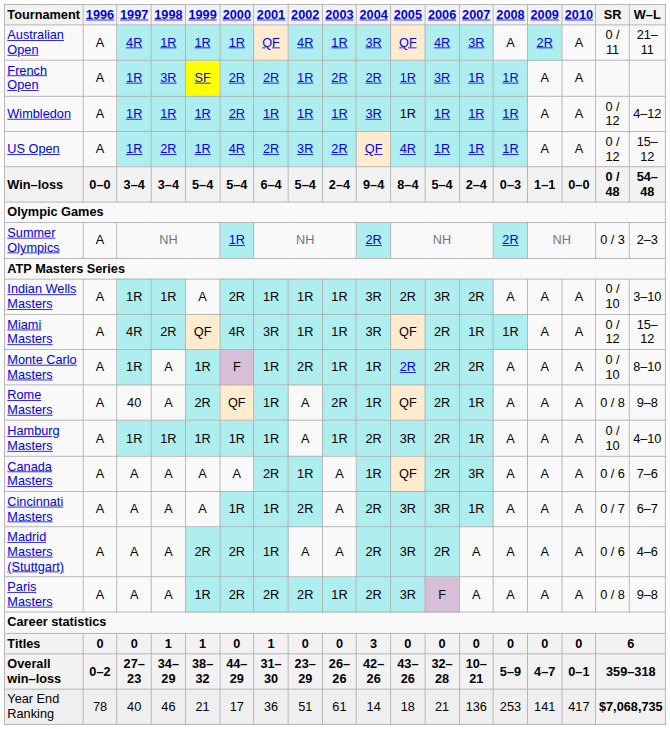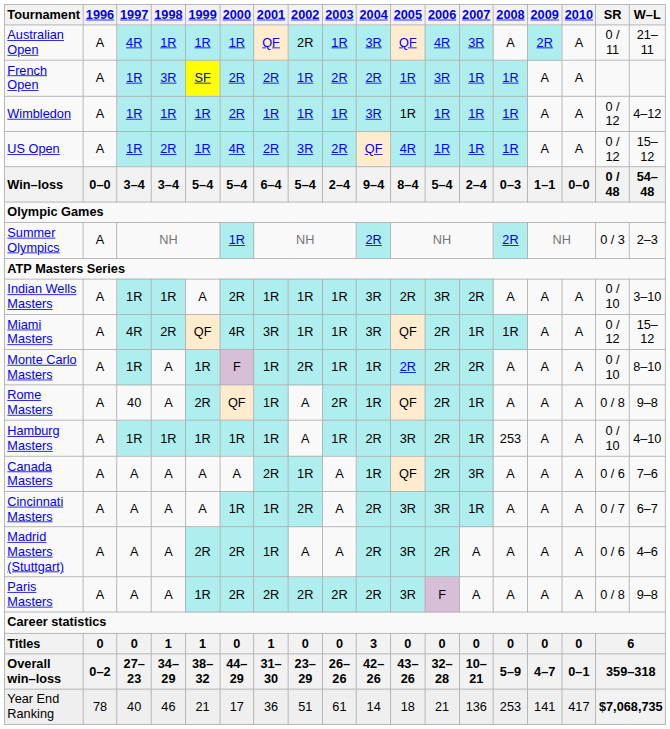(305, 42) 4R -> (305, 42) 2R
(510, 437) A -> (510, 437) 253
(339, 594) 1R -> (339, 594) 2R
